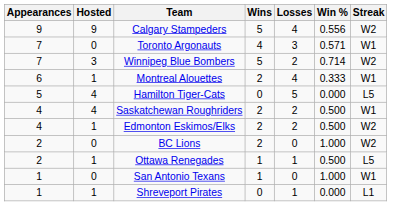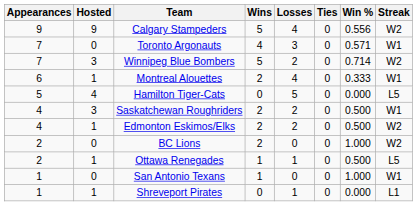+ column: (327, 13)
(94, 111) 4 -> (94, 111) 3
